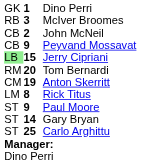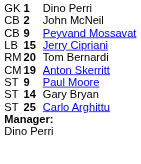- row: (27, 20)
(11, 57) lightgreen background -> (11, 45) no background
- row: (27, 94)
